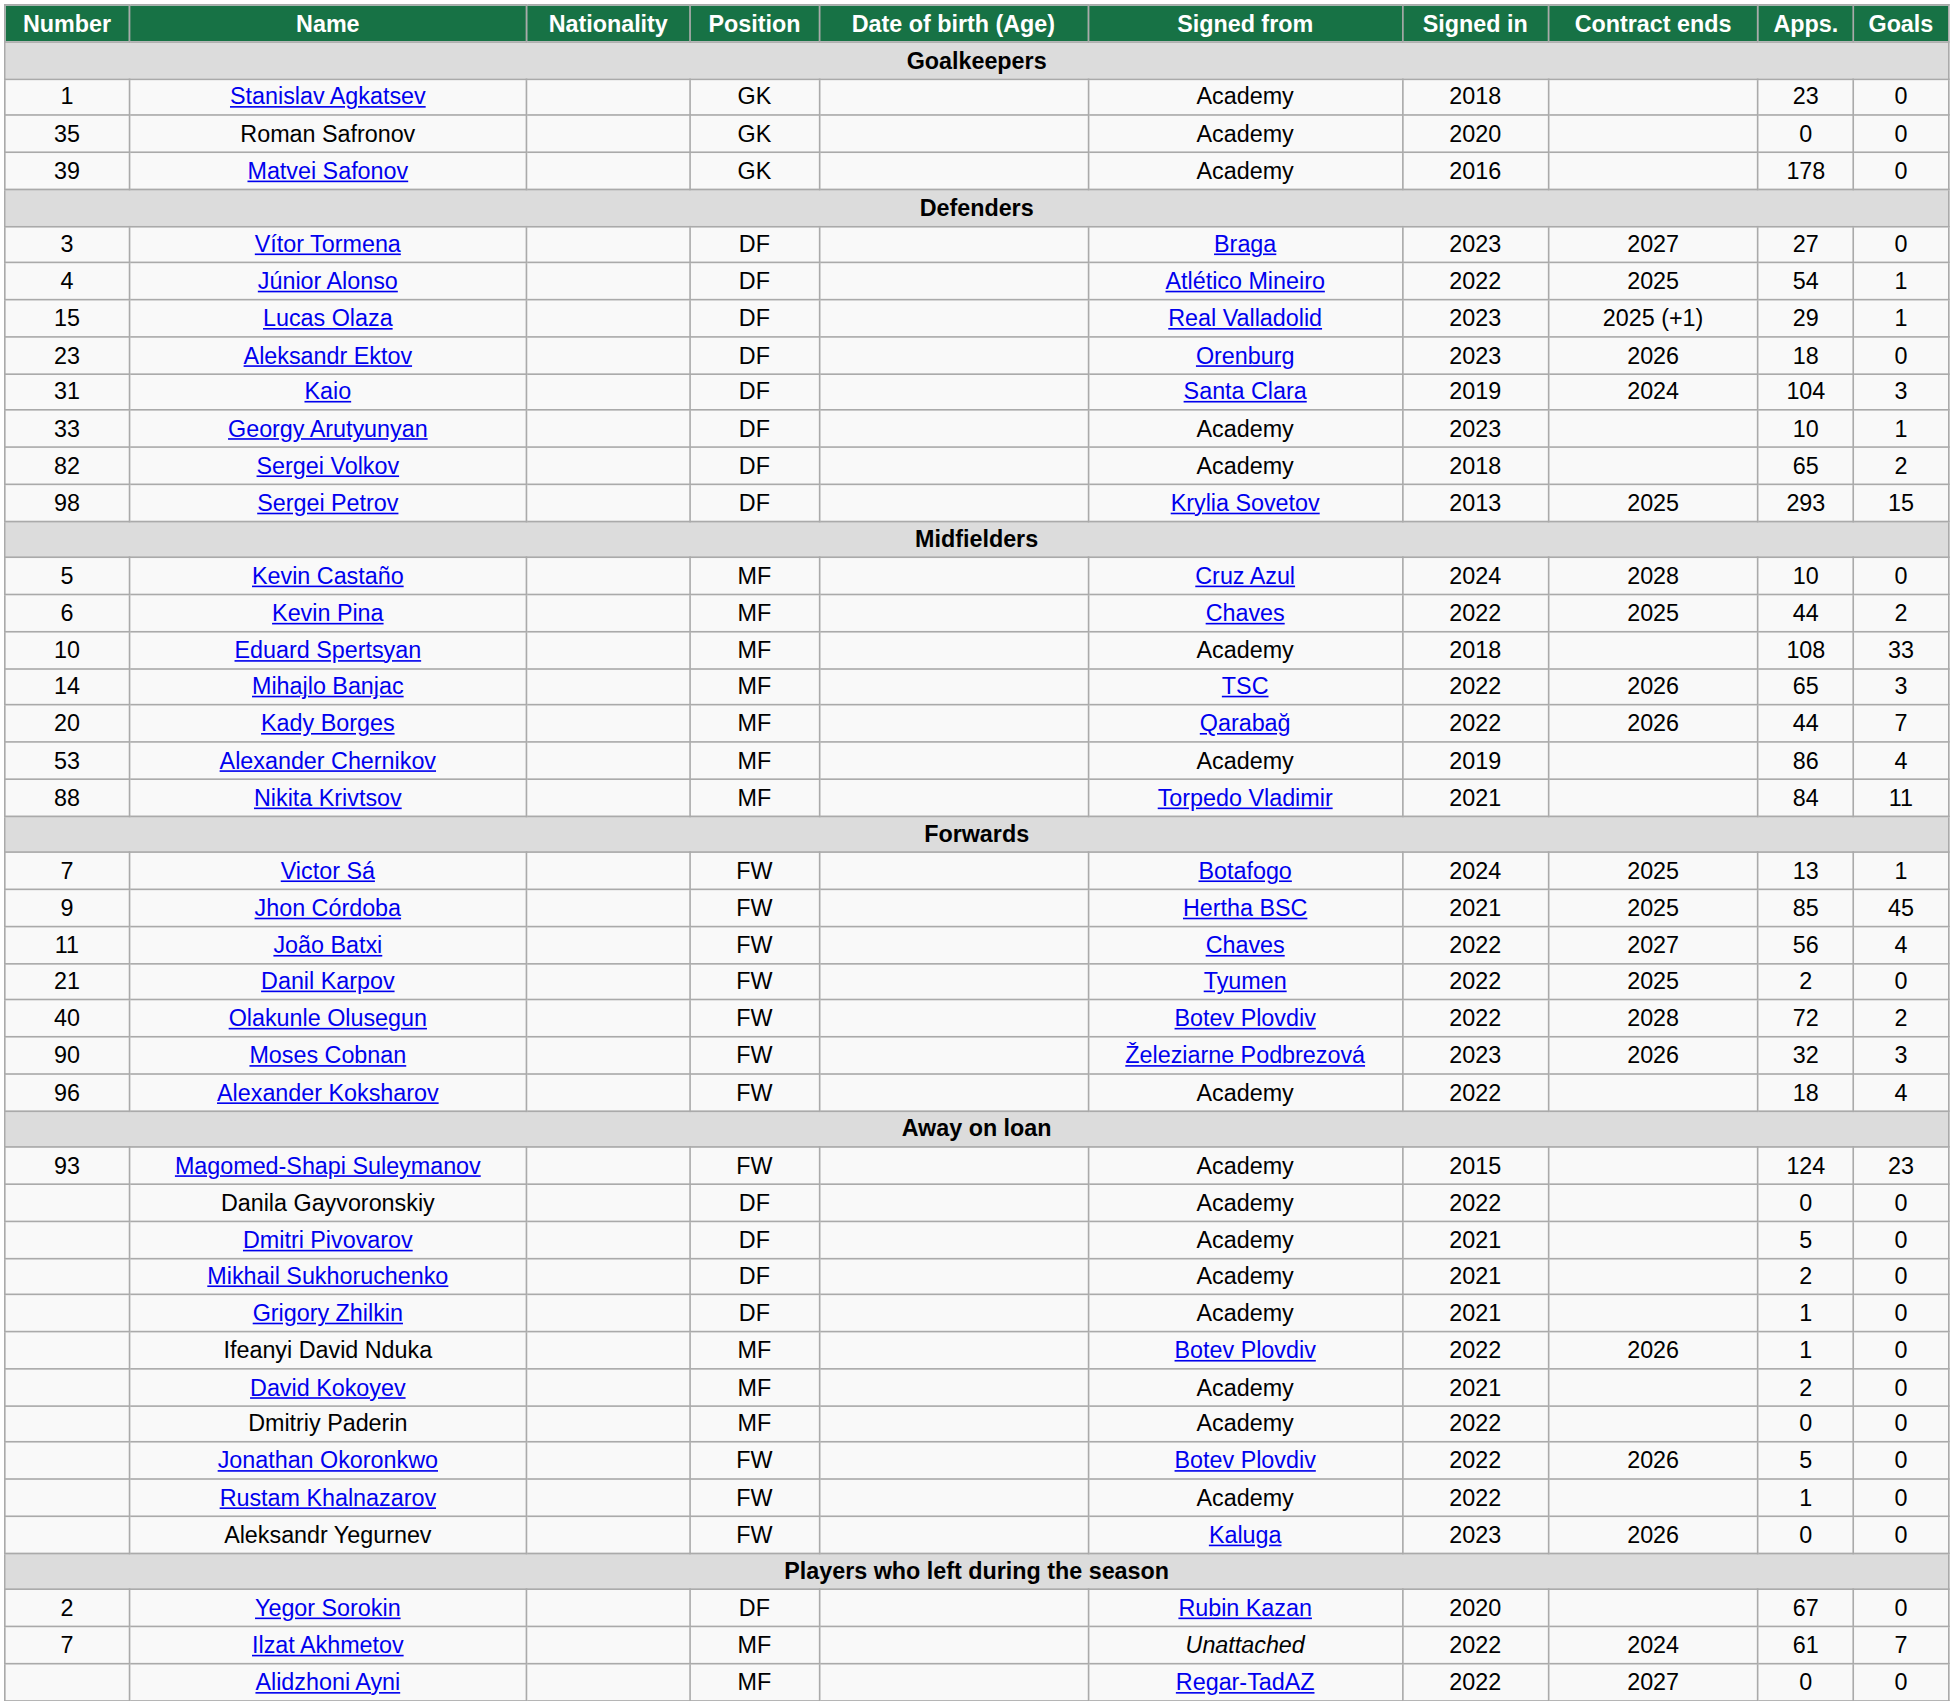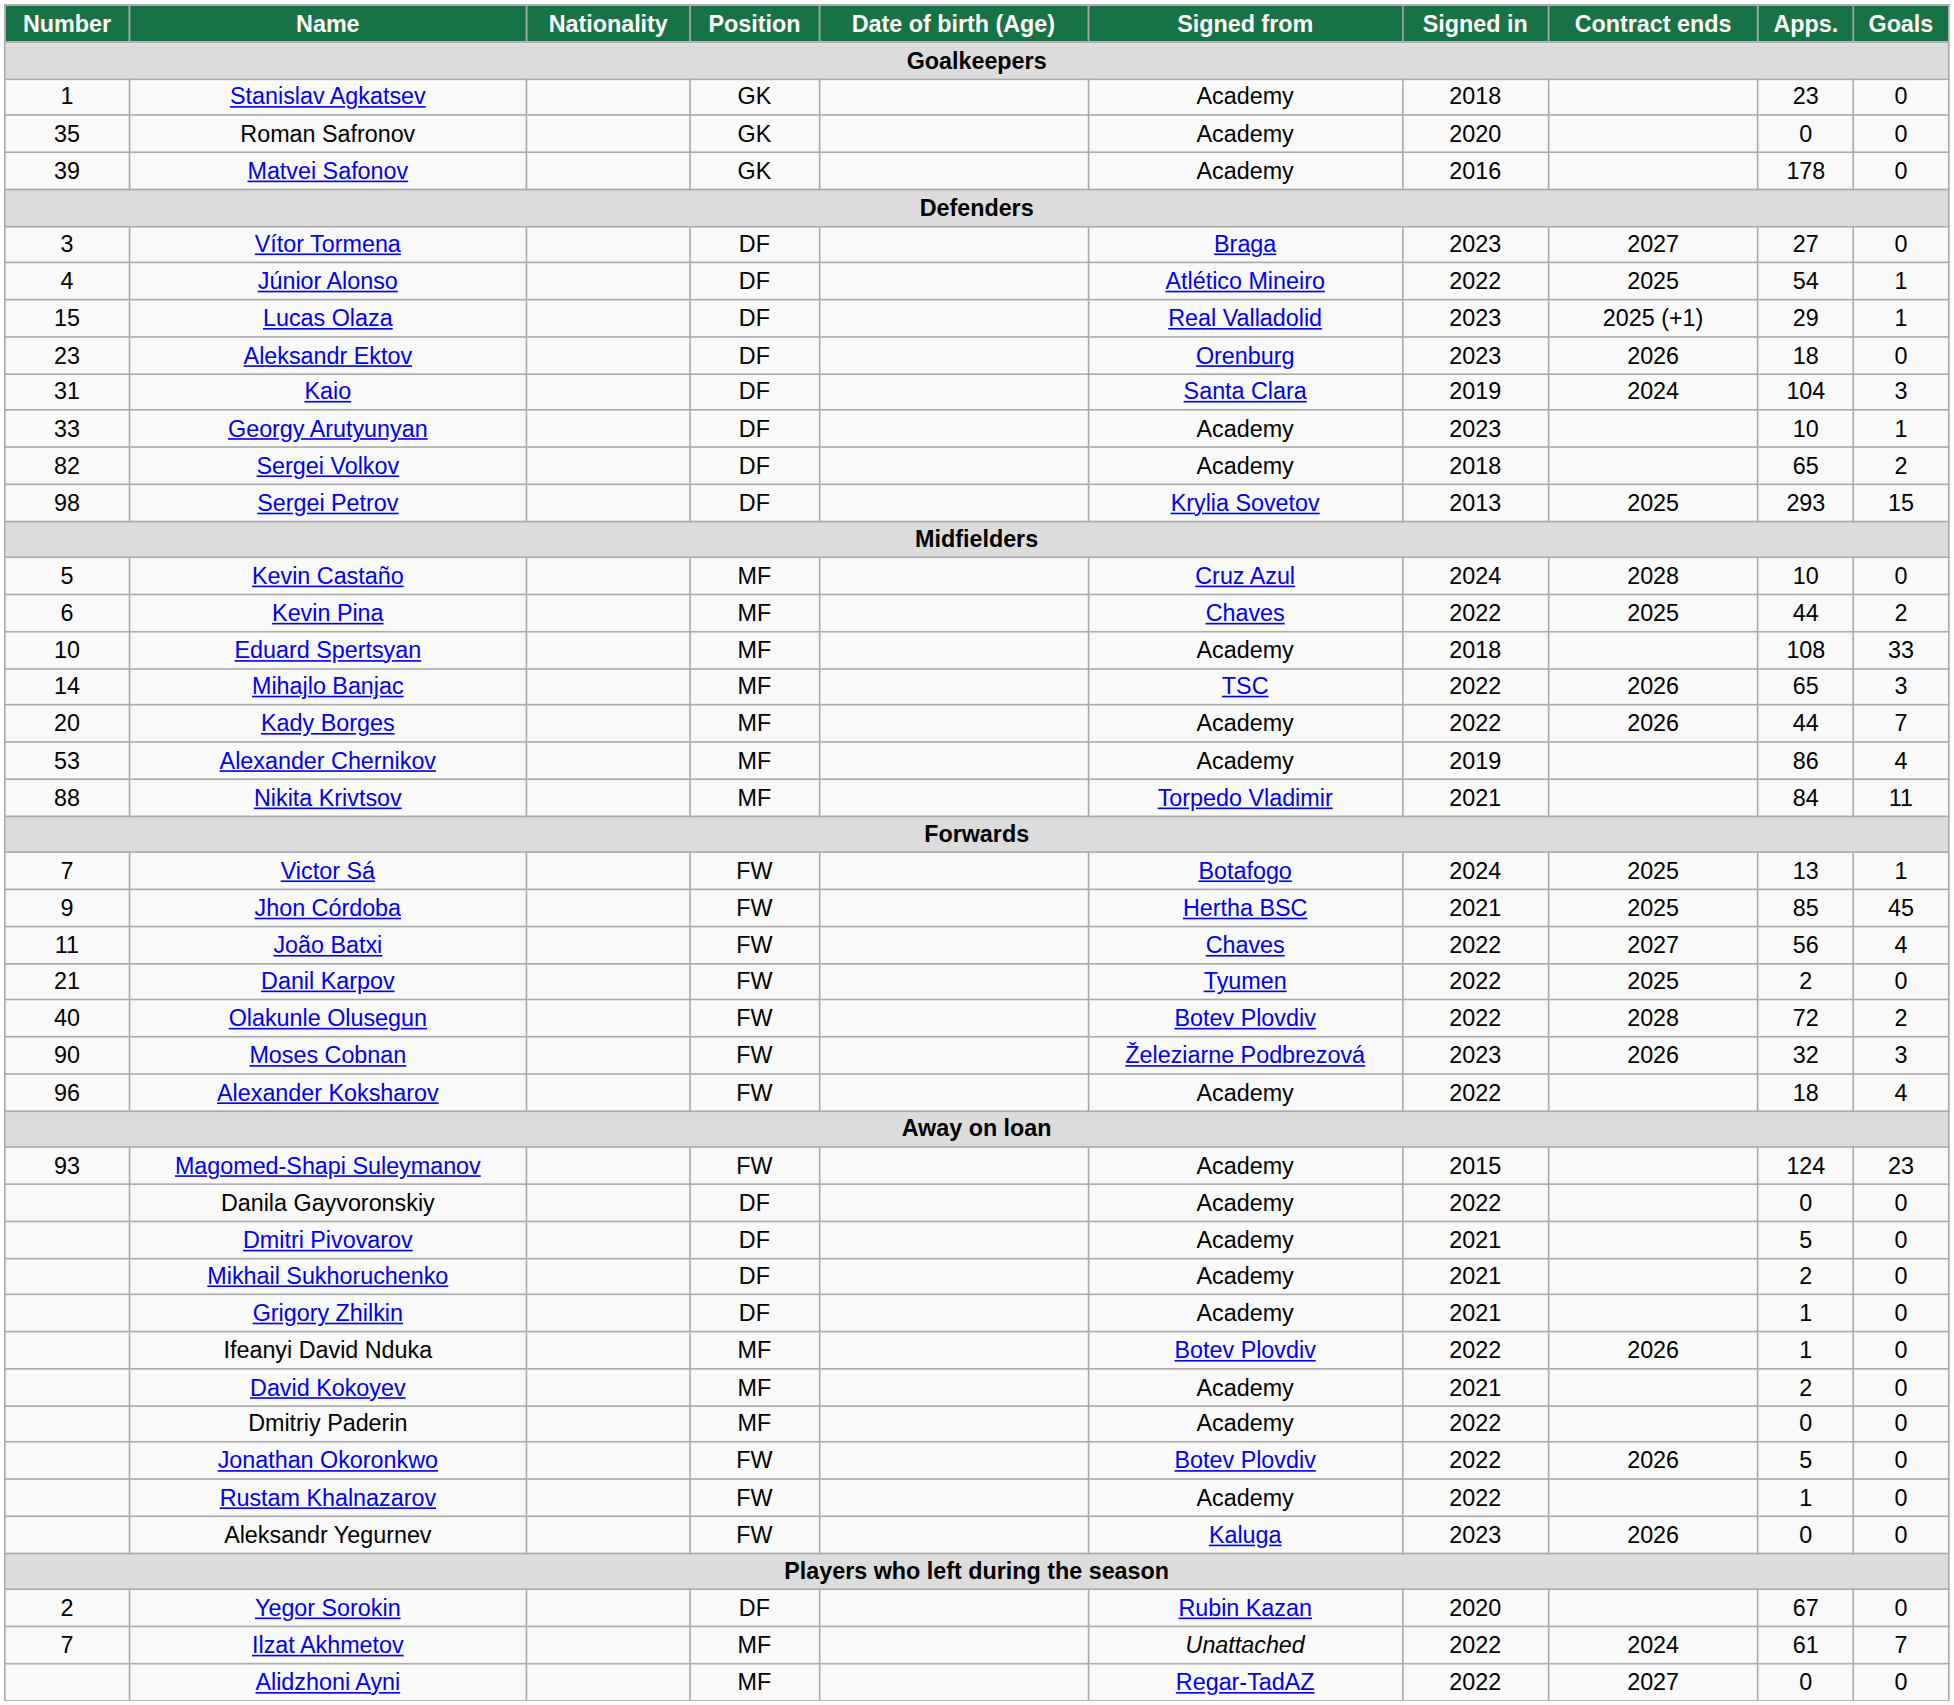(1245, 724) Qarabağ -> (1245, 724) Academy
